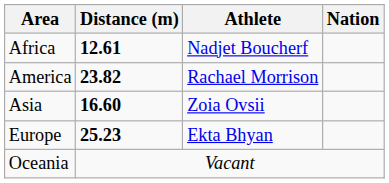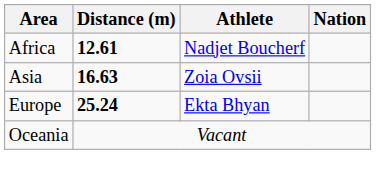- row: (40, 76)
(100, 105) 16.60 -> (97, 76) 16.63
(100, 134) 25.23 -> (97, 105) 25.24
